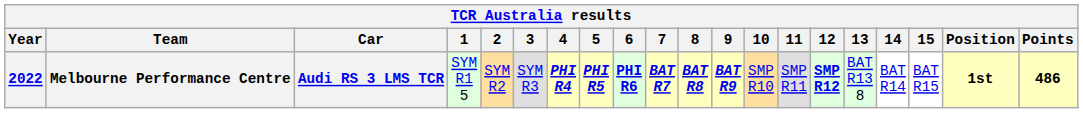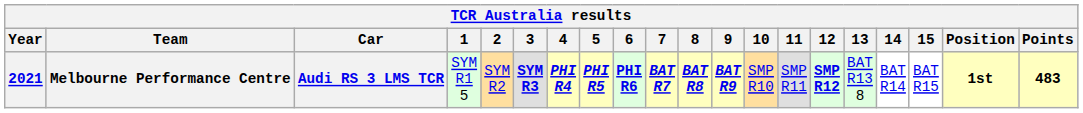(26, 79) 2022 -> (26, 79) 2021
(530, 79) normal -> (530, 79) bold
(1048, 79) 486 -> (1048, 79) 483
